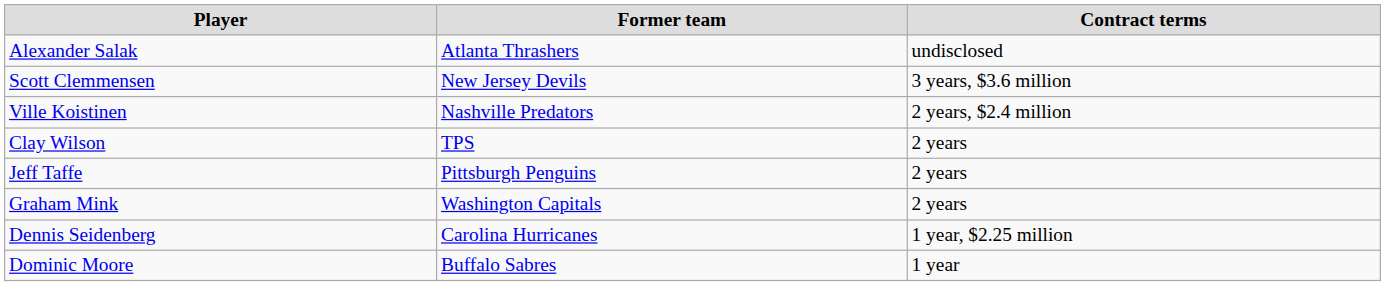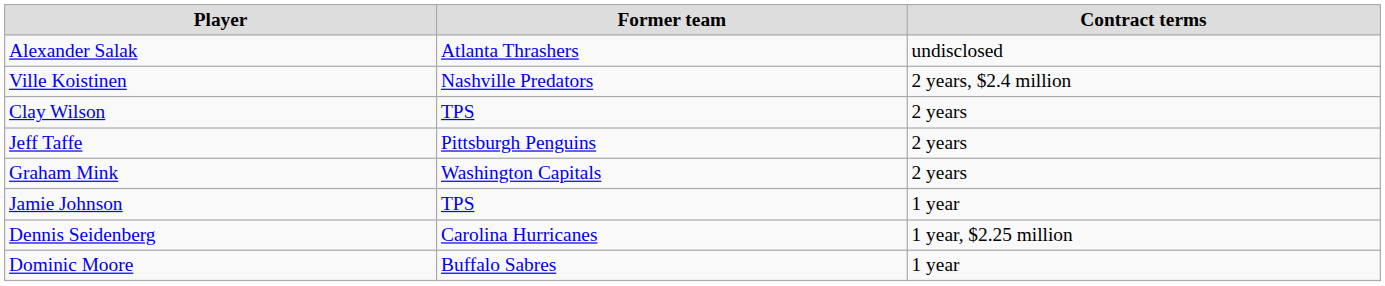- row: (82, 81)
+ row: (66, 204)
